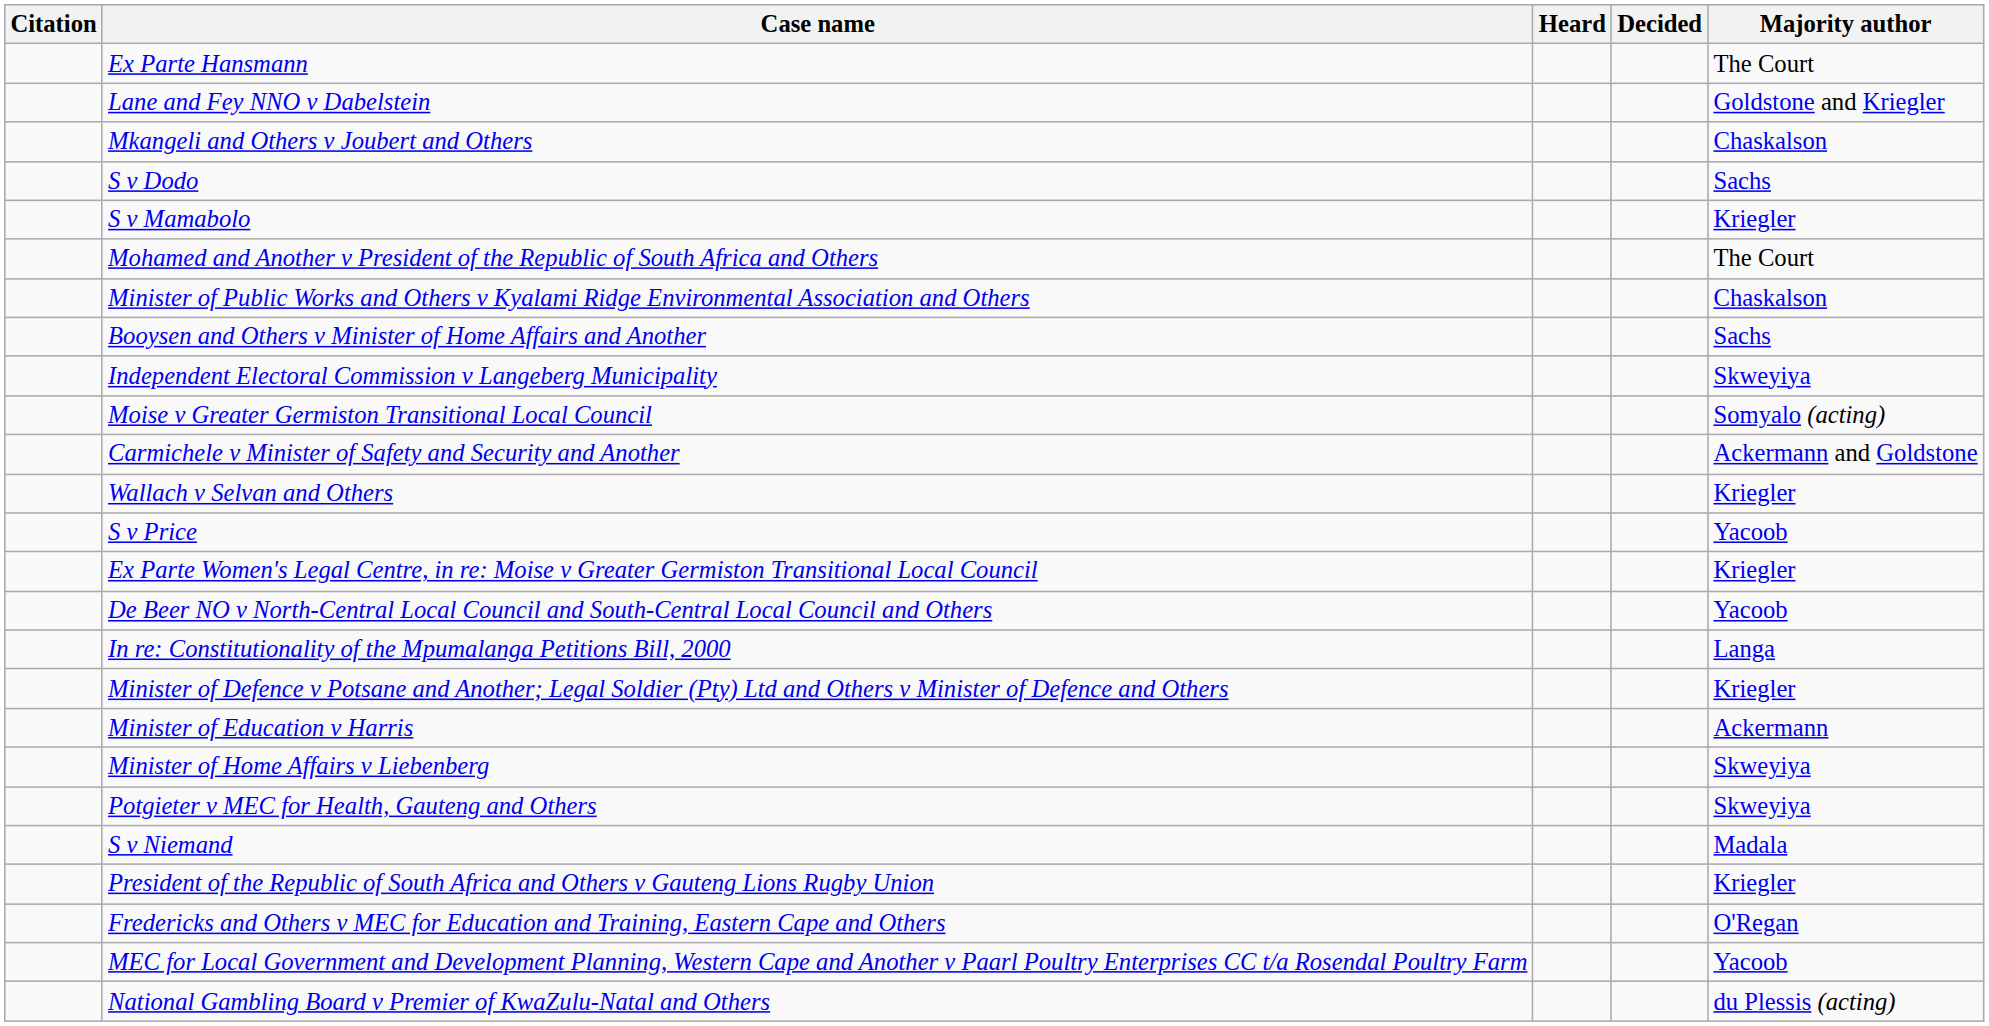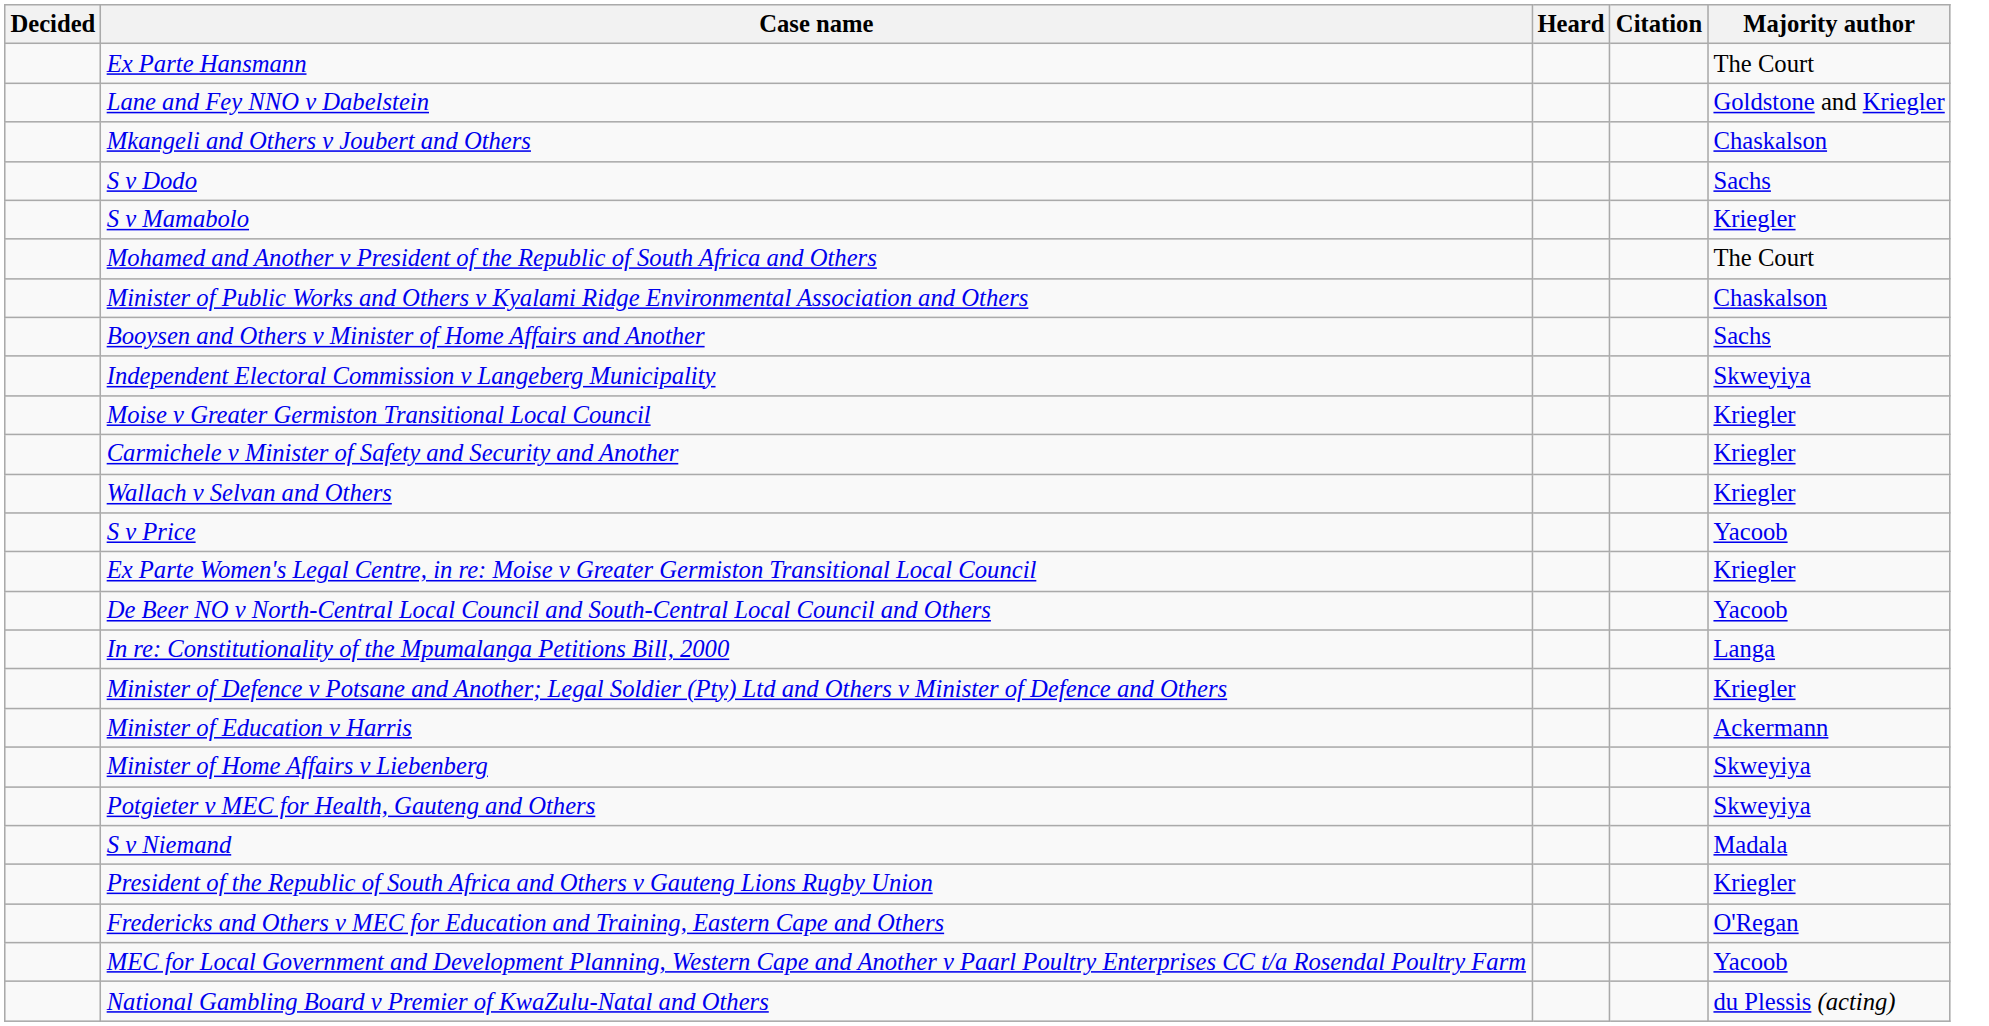columns swapped: (54, 24) <-> (1660, 24)
(1799, 414) Somyalo (acting) -> (1754, 414) Kriegler
(1846, 453) Ackermann and Goldstone -> (1754, 453) Kriegler
